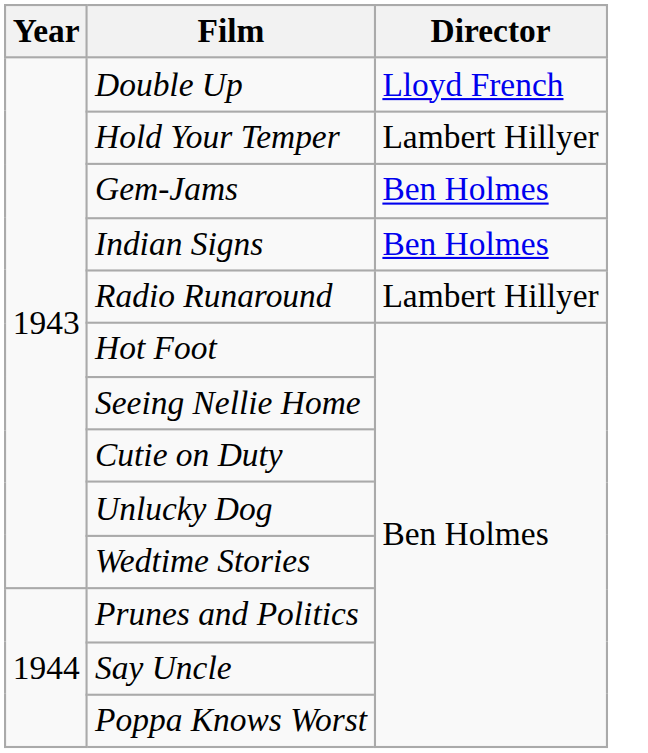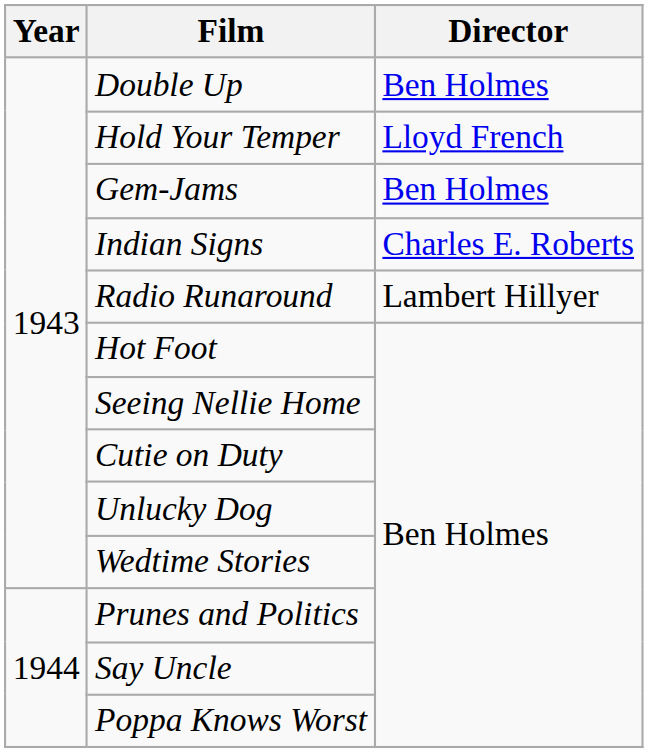(473, 84) Lloyd French -> (466, 84) Ben Holmes
(491, 137) Lambert Hillyer -> (473, 137) Lloyd French
(466, 243) Ben Holmes -> (508, 243) Charles E. Roberts
